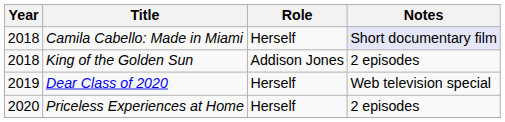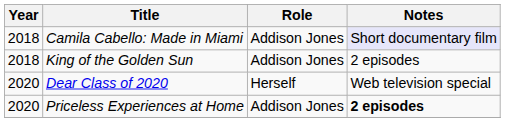(273, 38) Herself -> (297, 38) Addison Jones
(24, 83) 2019 -> (24, 83) 2020
(273, 106) Herself -> (297, 106) Addison Jones
(385, 106) normal -> (387, 106) bold
